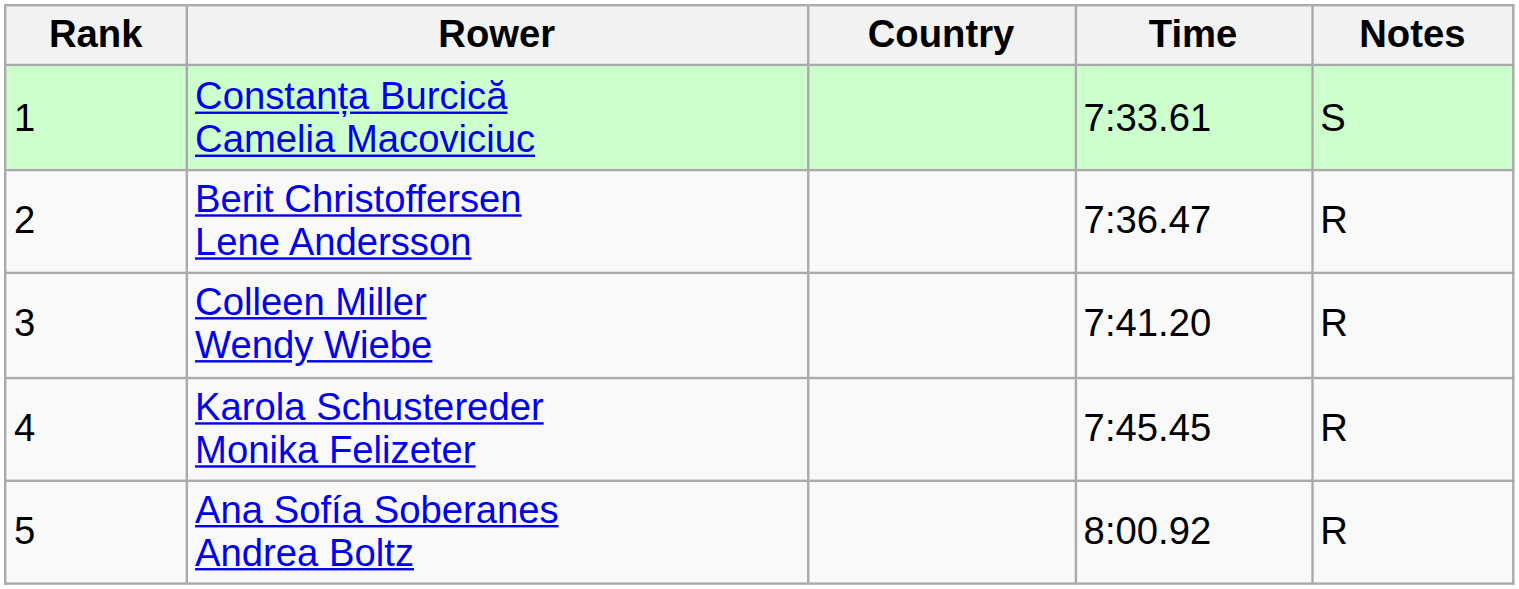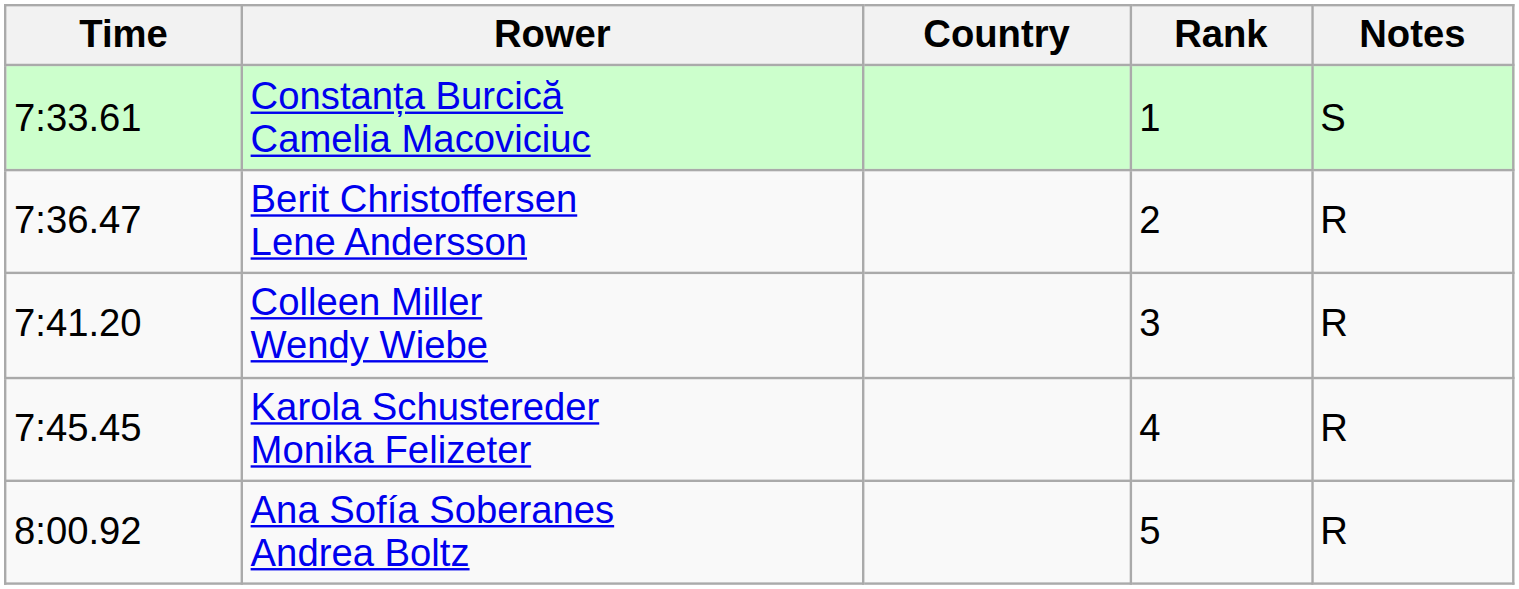columns swapped: (96, 34) <-> (1193, 34)
